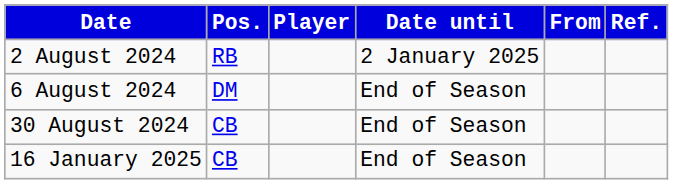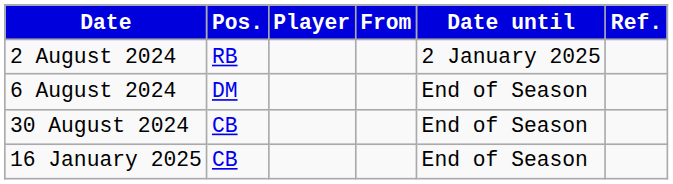columns swapped: (575, 22) <-> (450, 22)
